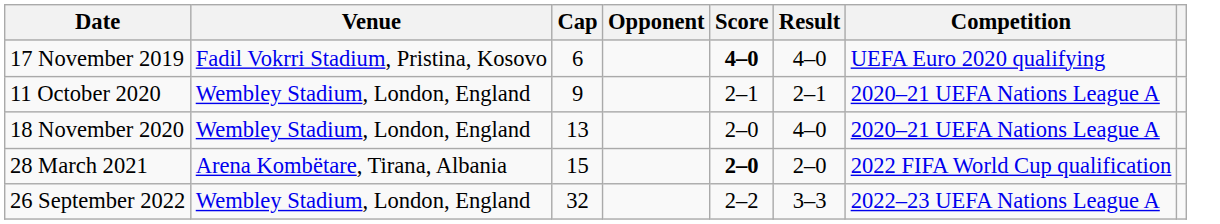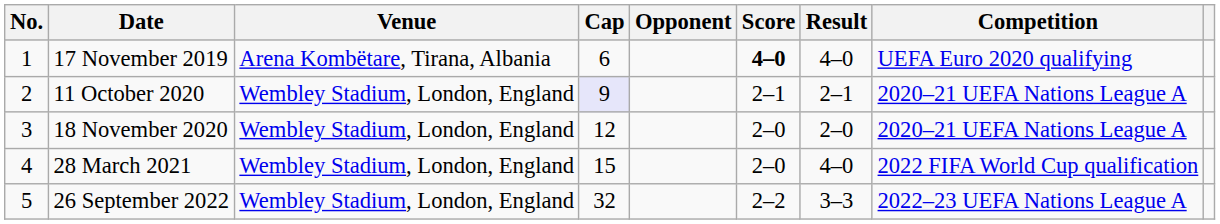+ column: (27, 22)
(371, 58) Fadil Vokrri Stadium, Pristina, Kosovo -> (395, 58) Arena Kombëtare, Tirana, Albania
(578, 93) no background -> (604, 93) lavender background
(578, 129) 13 -> (604, 129) 12
(810, 129) 4–0 -> (836, 129) 2–0
(351, 165) Arena Kombëtare, Tirana, Albania -> (407, 165) Wembley Stadium, London, England
(742, 165) bold -> (769, 165) normal
(810, 165) 2–0 -> (836, 165) 4–0
